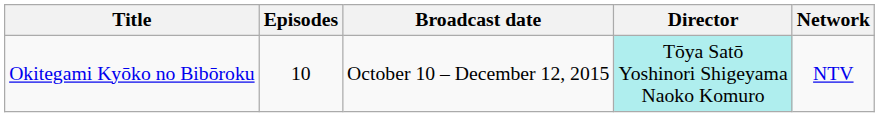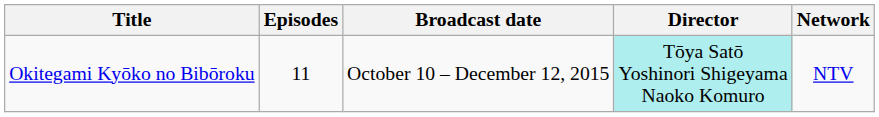(301, 73) 10 -> (301, 73) 11
